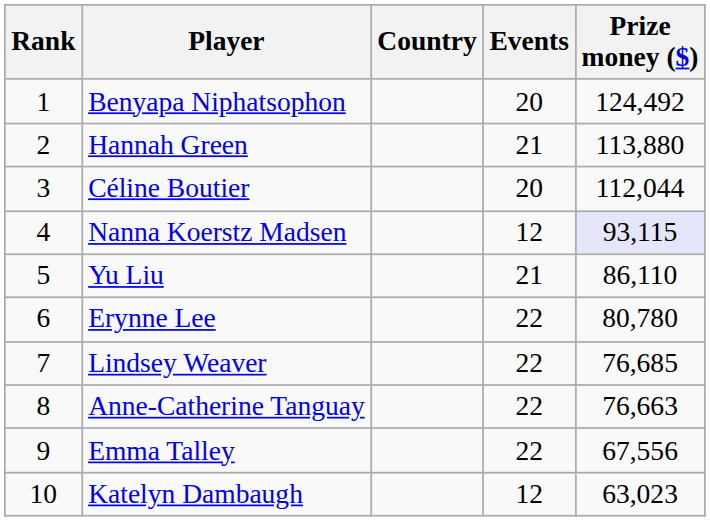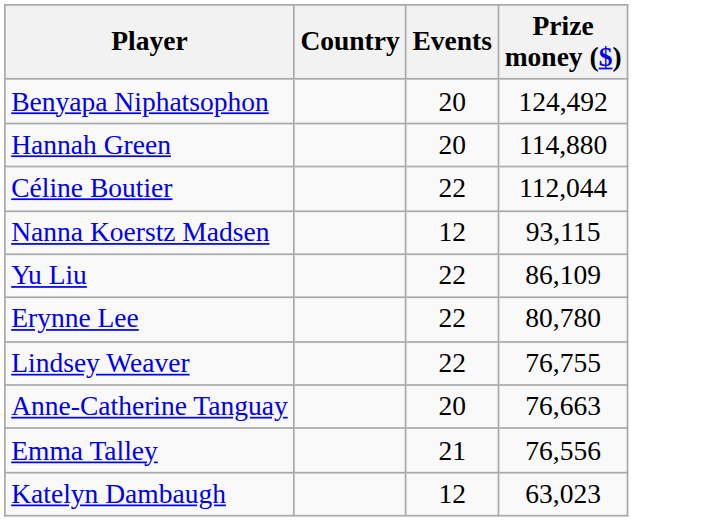- column: (43, 41)
(529, 144) 21 -> (452, 144) 20
(640, 144) 113,880 -> (563, 144) 114,880
(529, 188) 20 -> (452, 188) 22
(640, 231) lavender background -> (563, 231) no background
(529, 275) 21 -> (452, 275) 22
(640, 275) 86,110 -> (563, 275) 86,109
(640, 362) 76,685 -> (563, 362) 76,755
(529, 406) 22 -> (452, 406) 20
(529, 450) 22 -> (452, 450) 21
(640, 450) 67,556 -> (563, 450) 76,556
